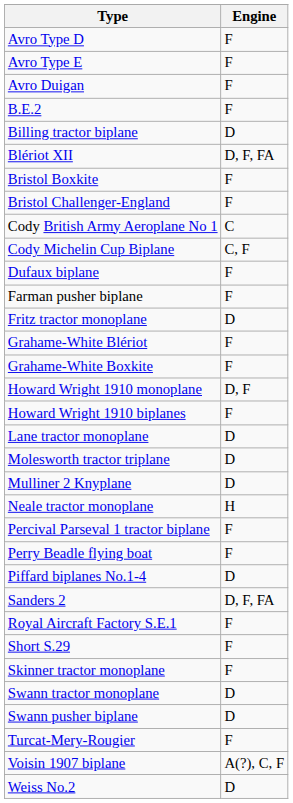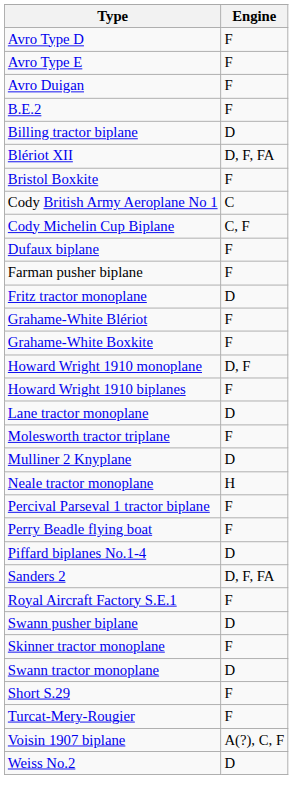- row: (89, 202)
(230, 459) D -> (228, 436) F
rows swapped: (39, 646) <-> (73, 716)
